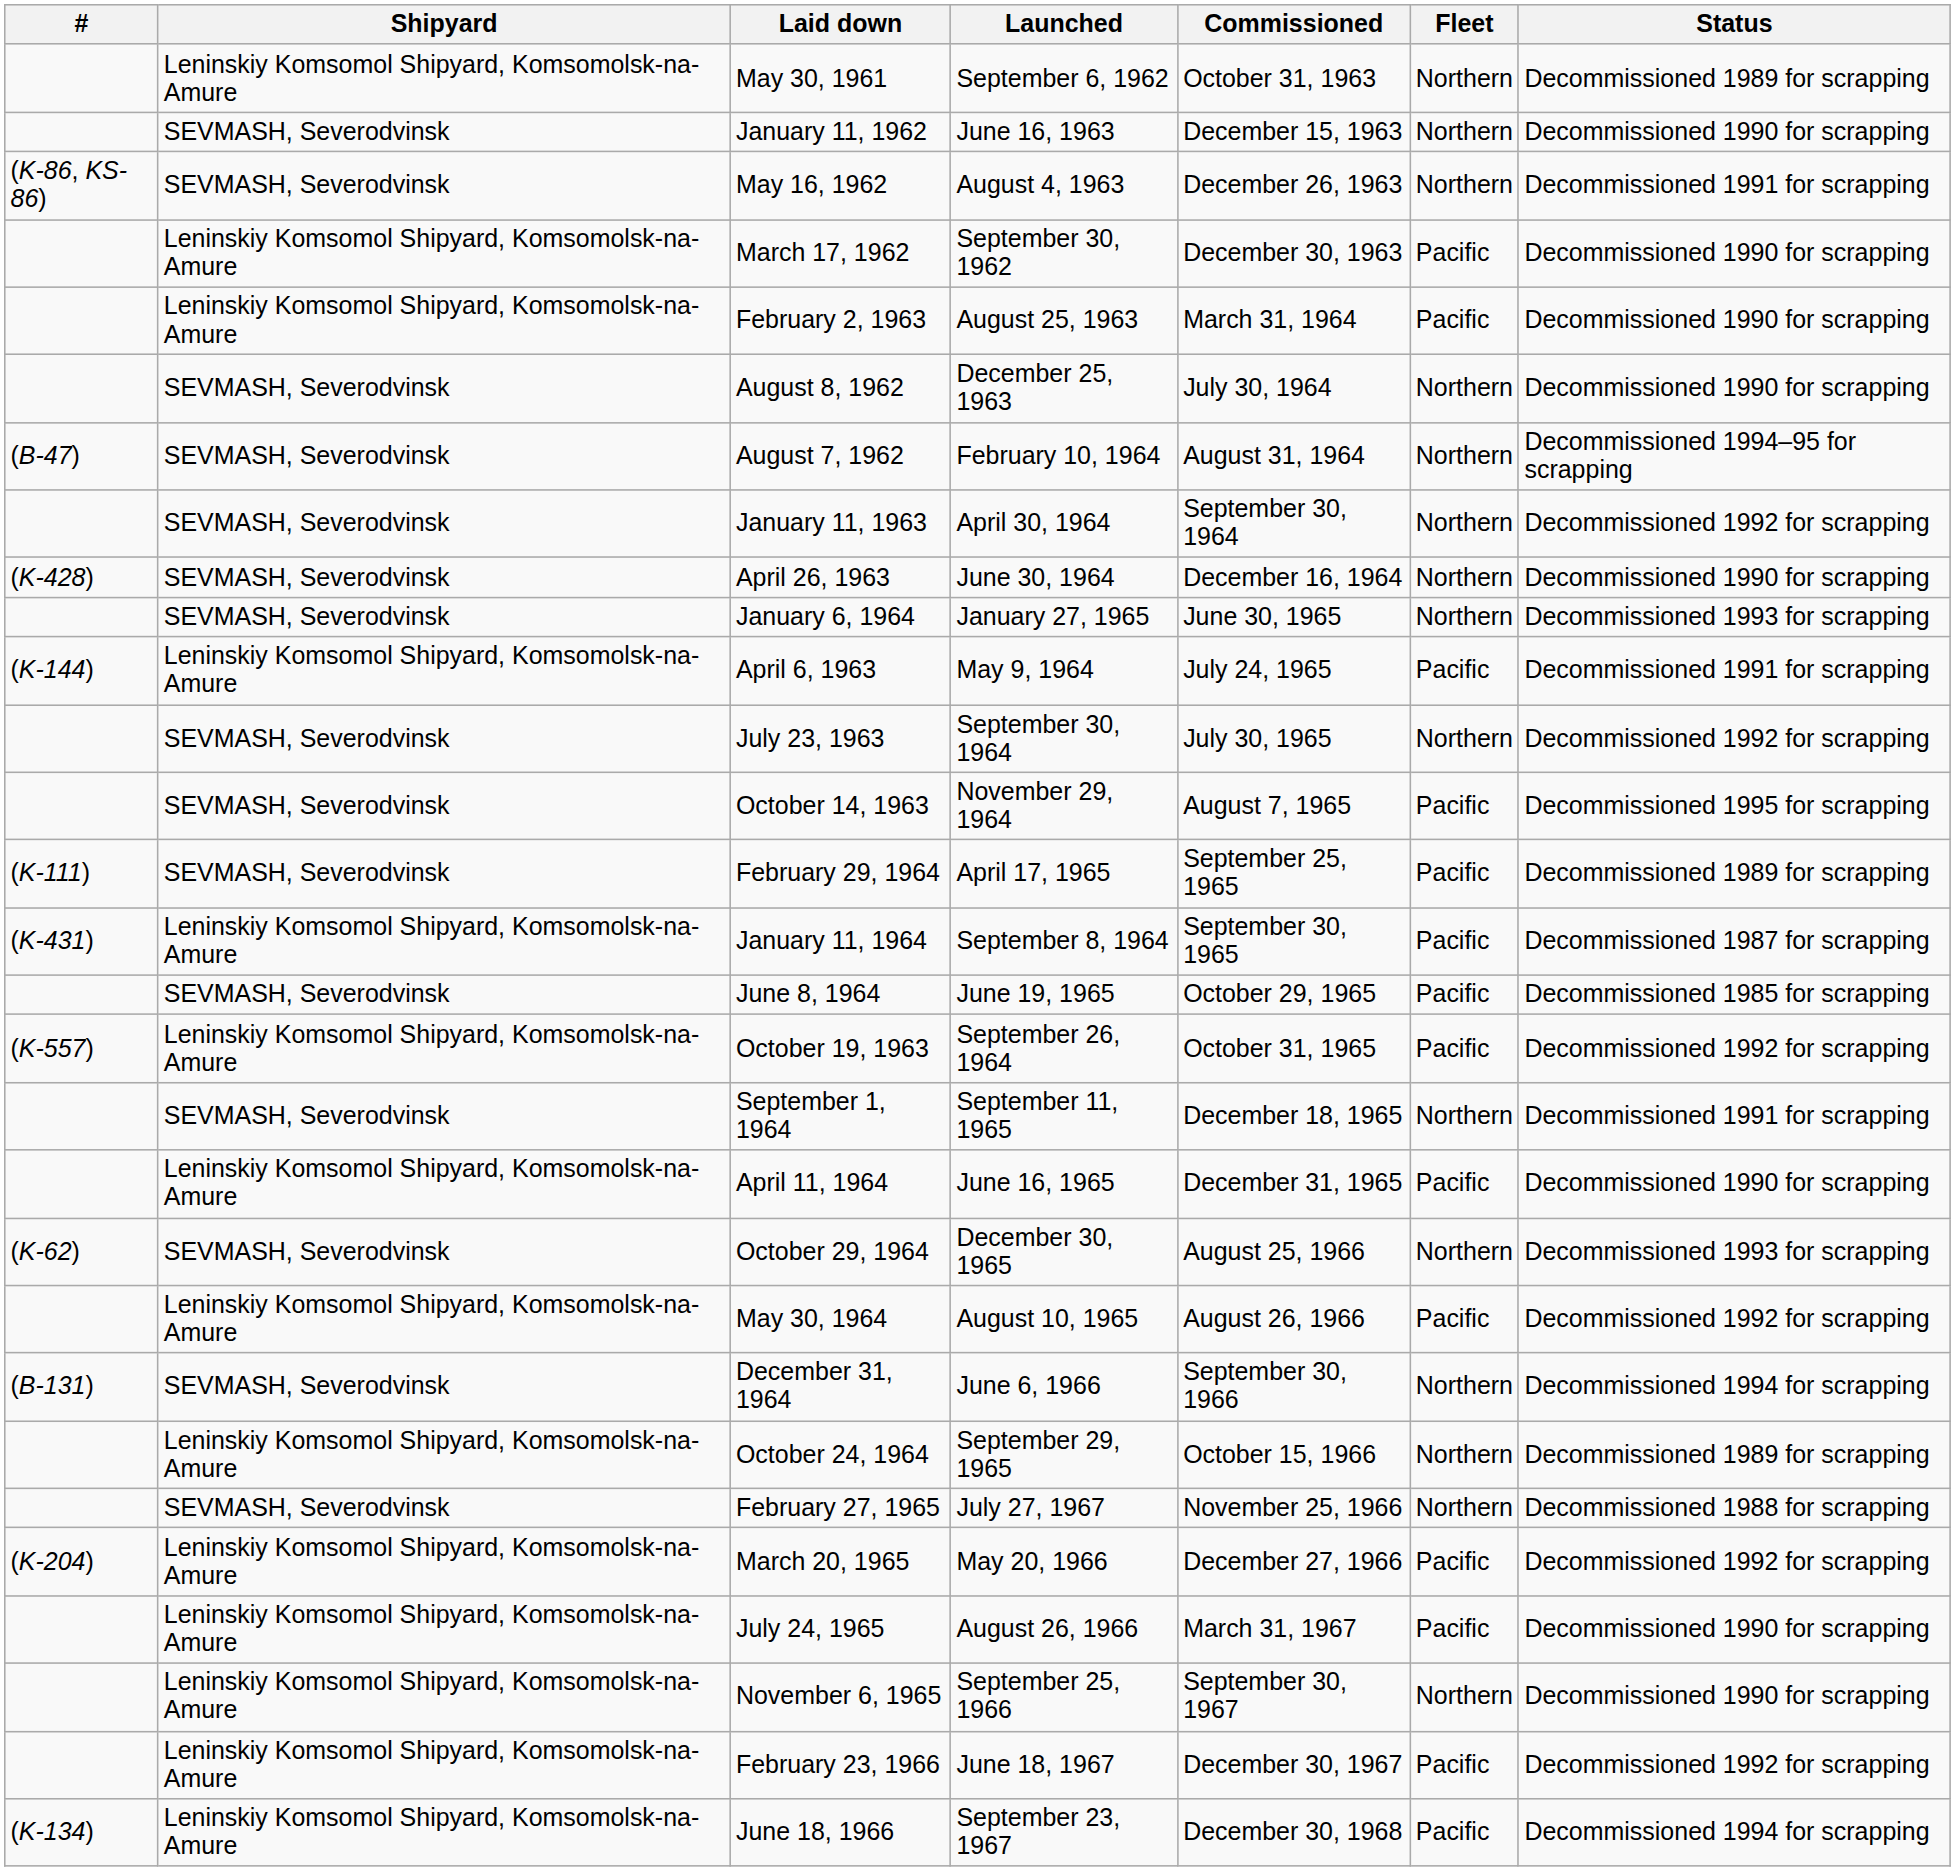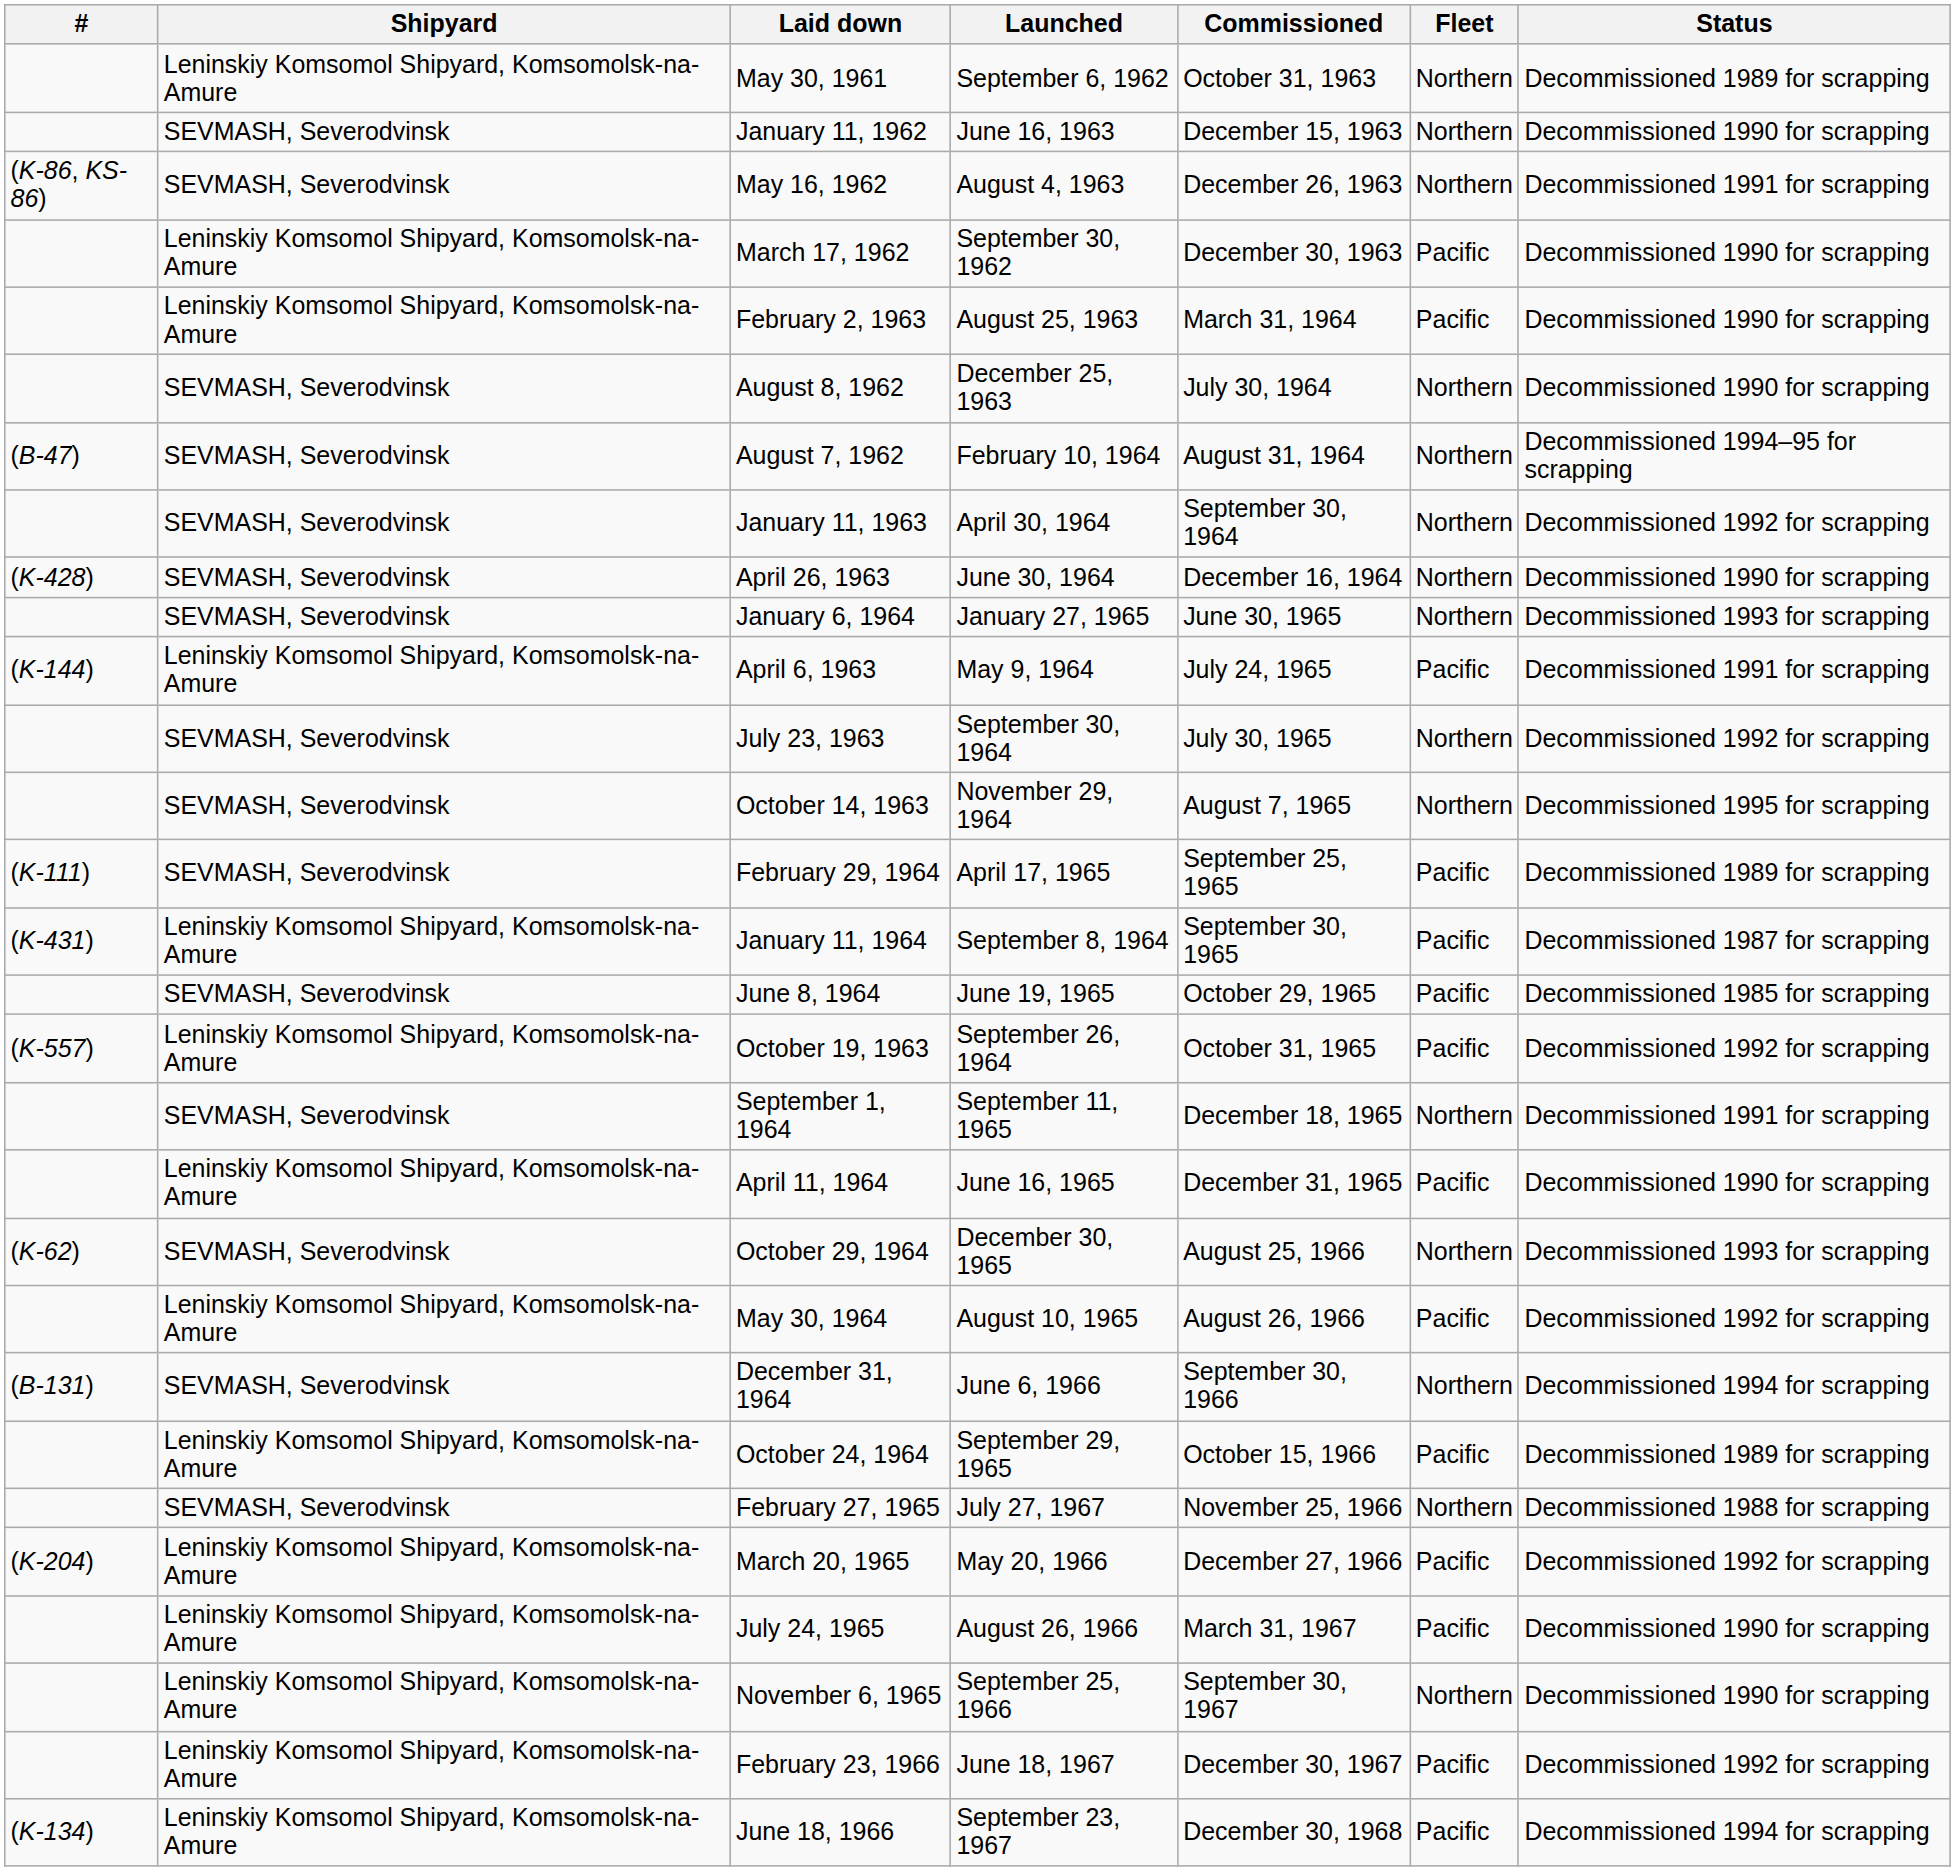(1453, 805) Pacific -> (1464, 805) Northern
(1464, 1454) Northern -> (1453, 1454) Pacific
